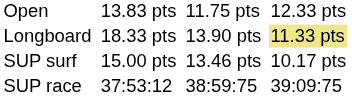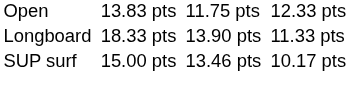(308, 36) khaki background -> (308, 36) no background
- row: (43, 86)
